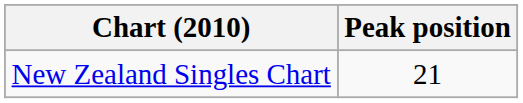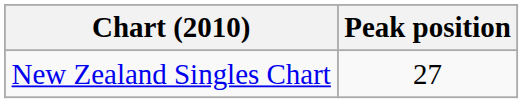(427, 73) 21 -> (427, 73) 27
